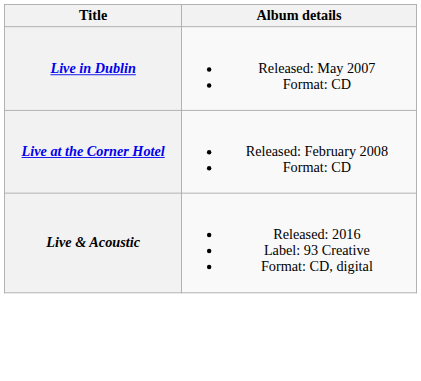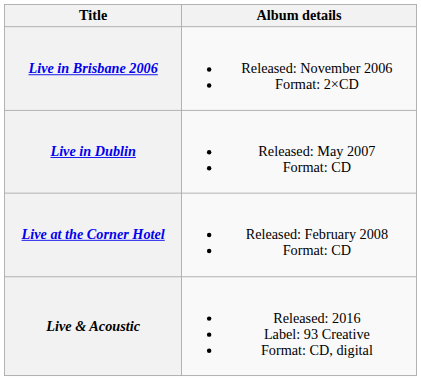+ row: (93, 68)
